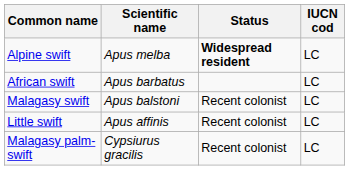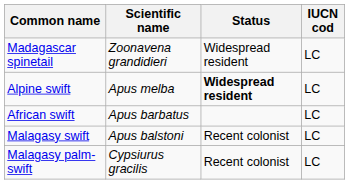+ row: (42, 55)
- row: (35, 121)
